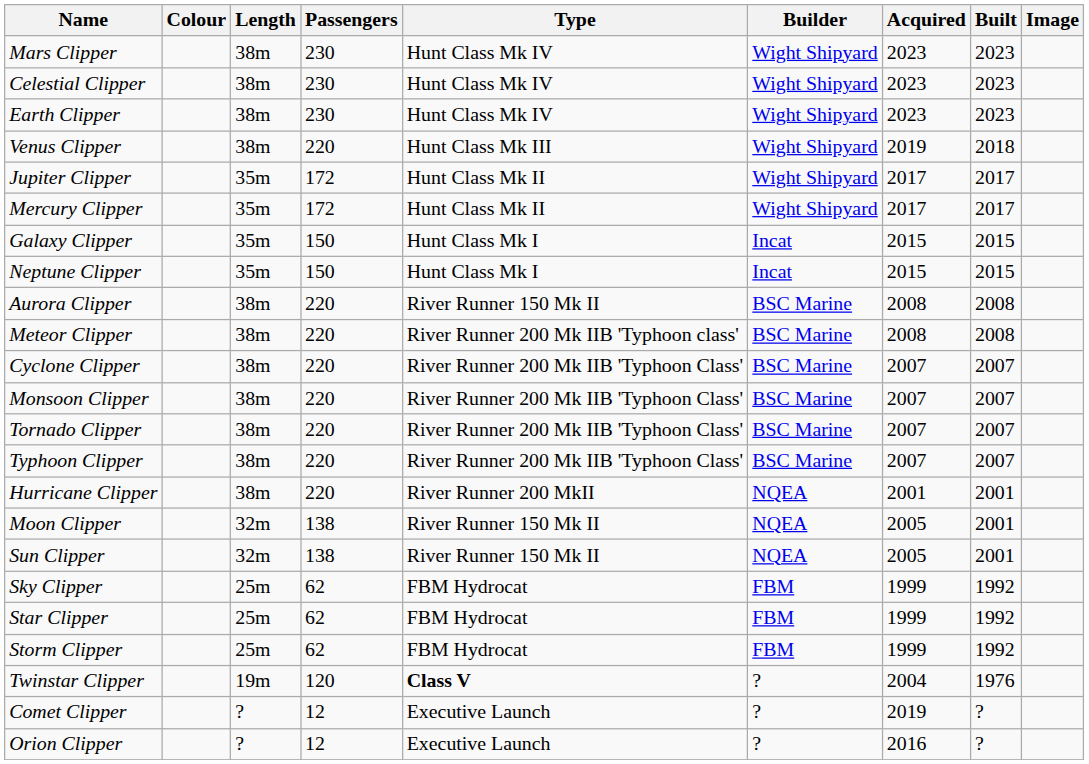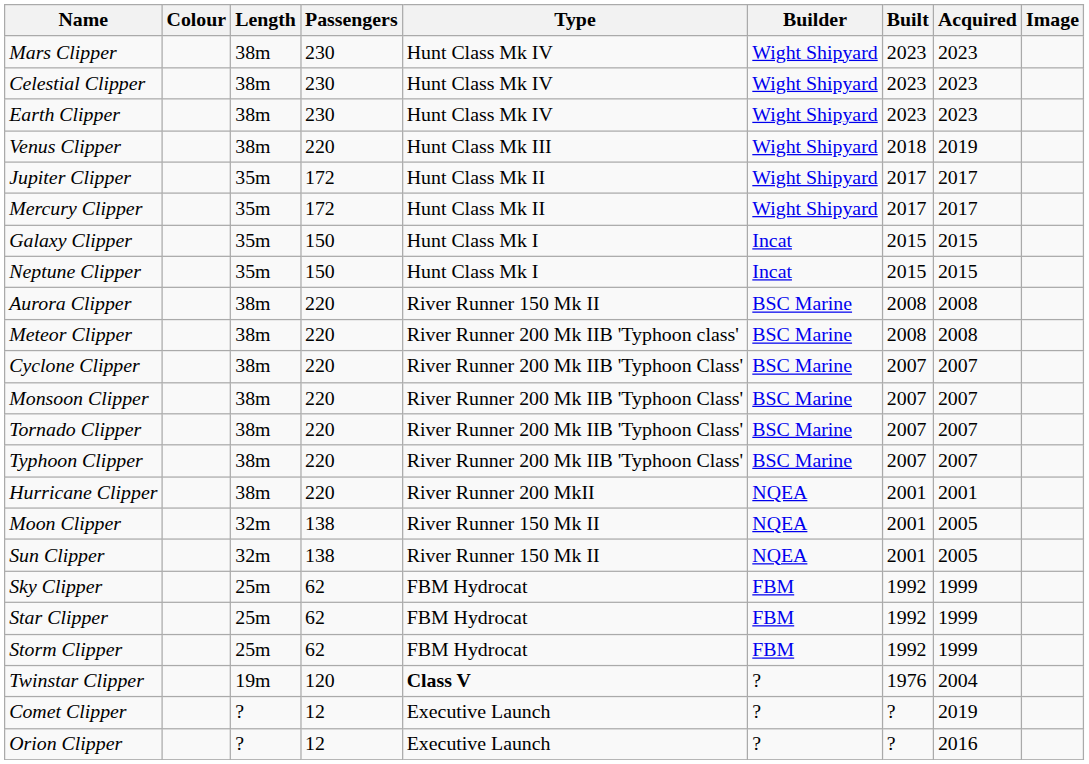columns swapped: (996, 20) <-> (926, 20)
